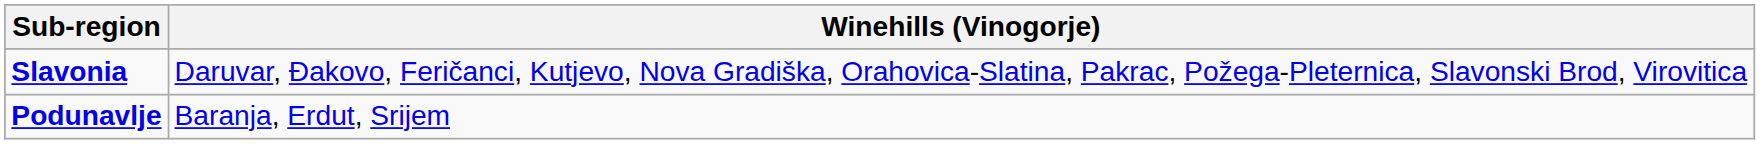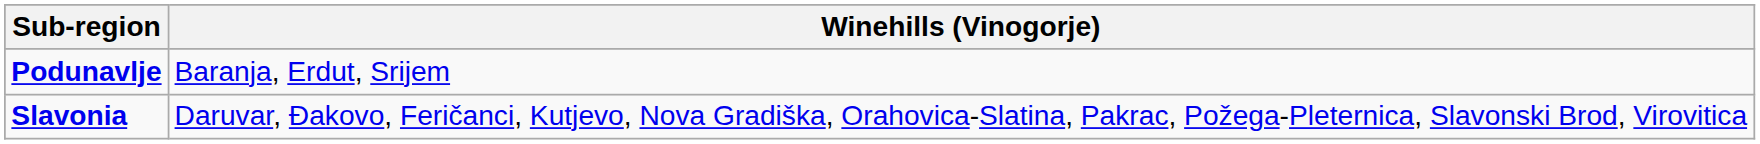rows swapped: (86, 116) <-> (69, 71)
